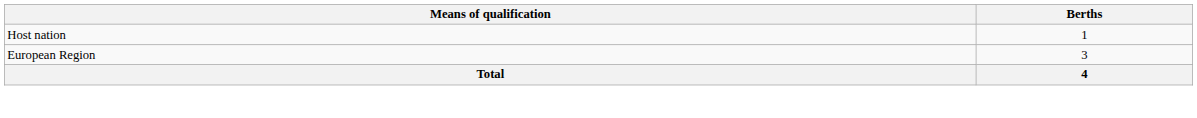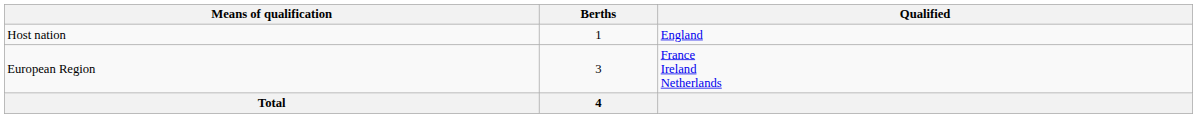+ column: (925, 14)
